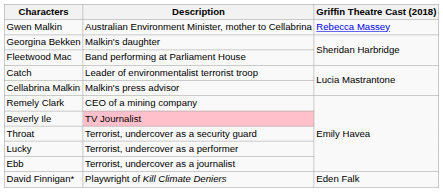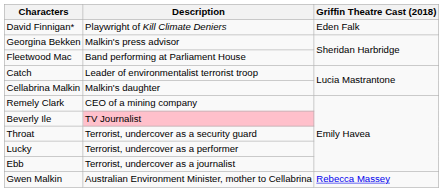rows swapped: (34, 27) <-> (40, 179)
(123, 42) Malkin's daughter -> (132, 42) Malkin's press advisor
(132, 88) Malkin's press advisor -> (123, 88) Malkin's daughter
